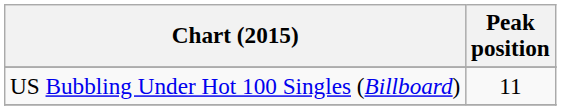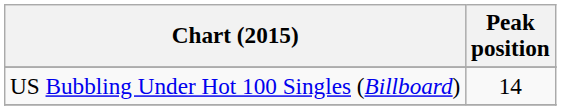(510, 85) 11 -> (510, 85) 14
